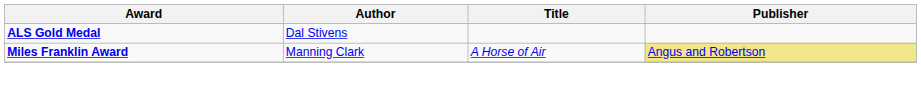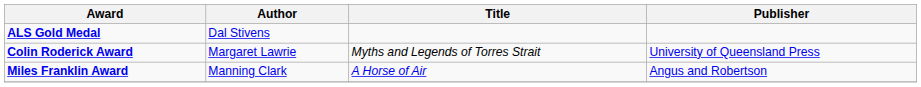+ row: (70, 52)
(707, 52) khaki background -> (708, 71) no background
